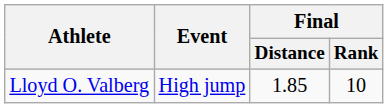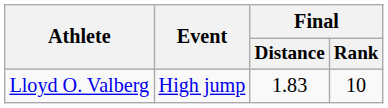(290, 86) 1.85 -> (290, 86) 1.83
